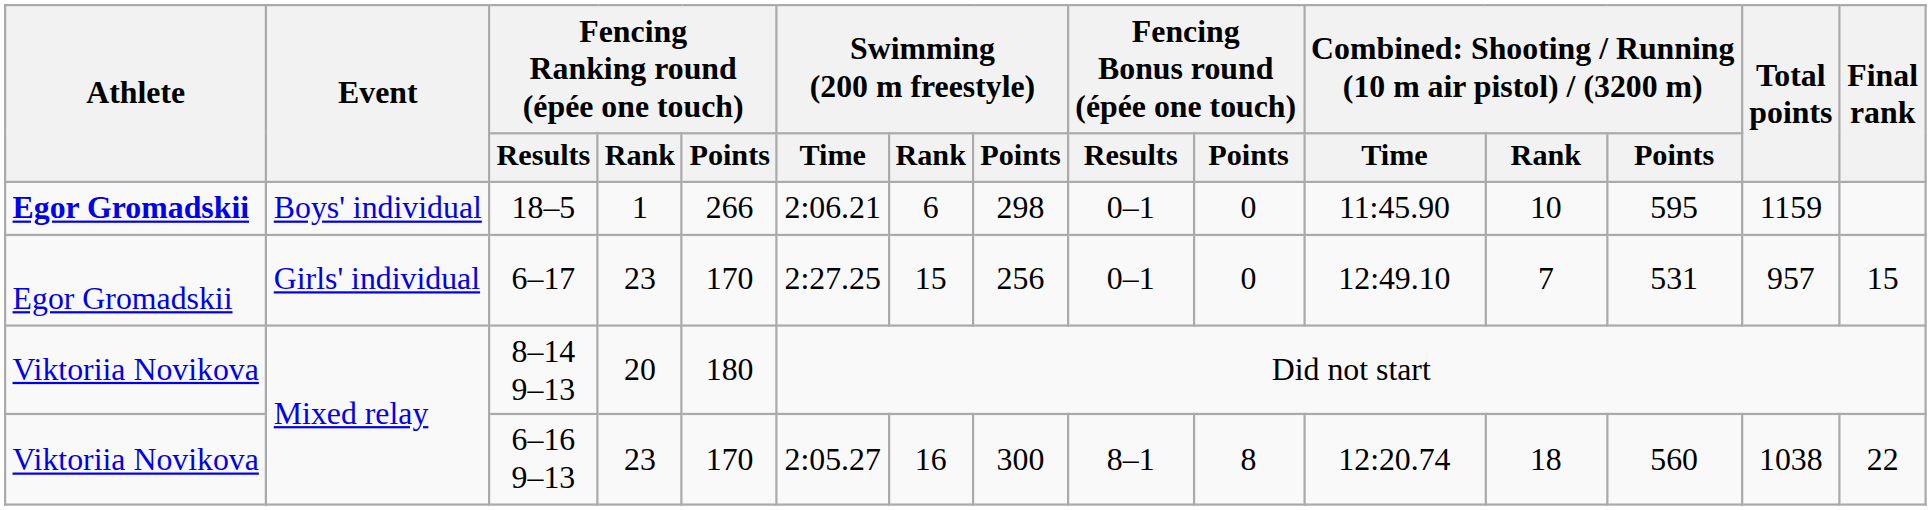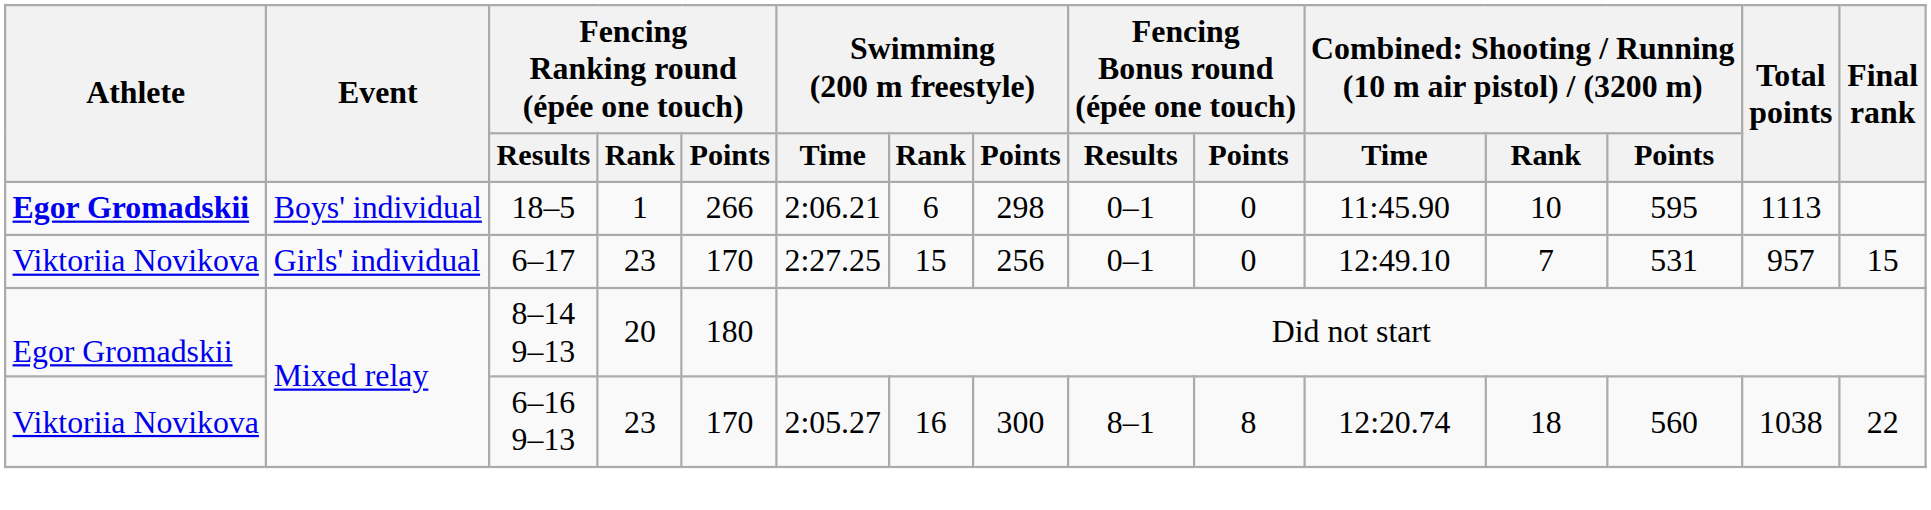(1791, 208) 1159 -> (1791, 208) 1113
(123, 298) Egor Gromadskii -> (136, 260) Viktoriia Novikova
(136, 369) Viktoriia Novikova -> (123, 350) Egor Gromadskii
